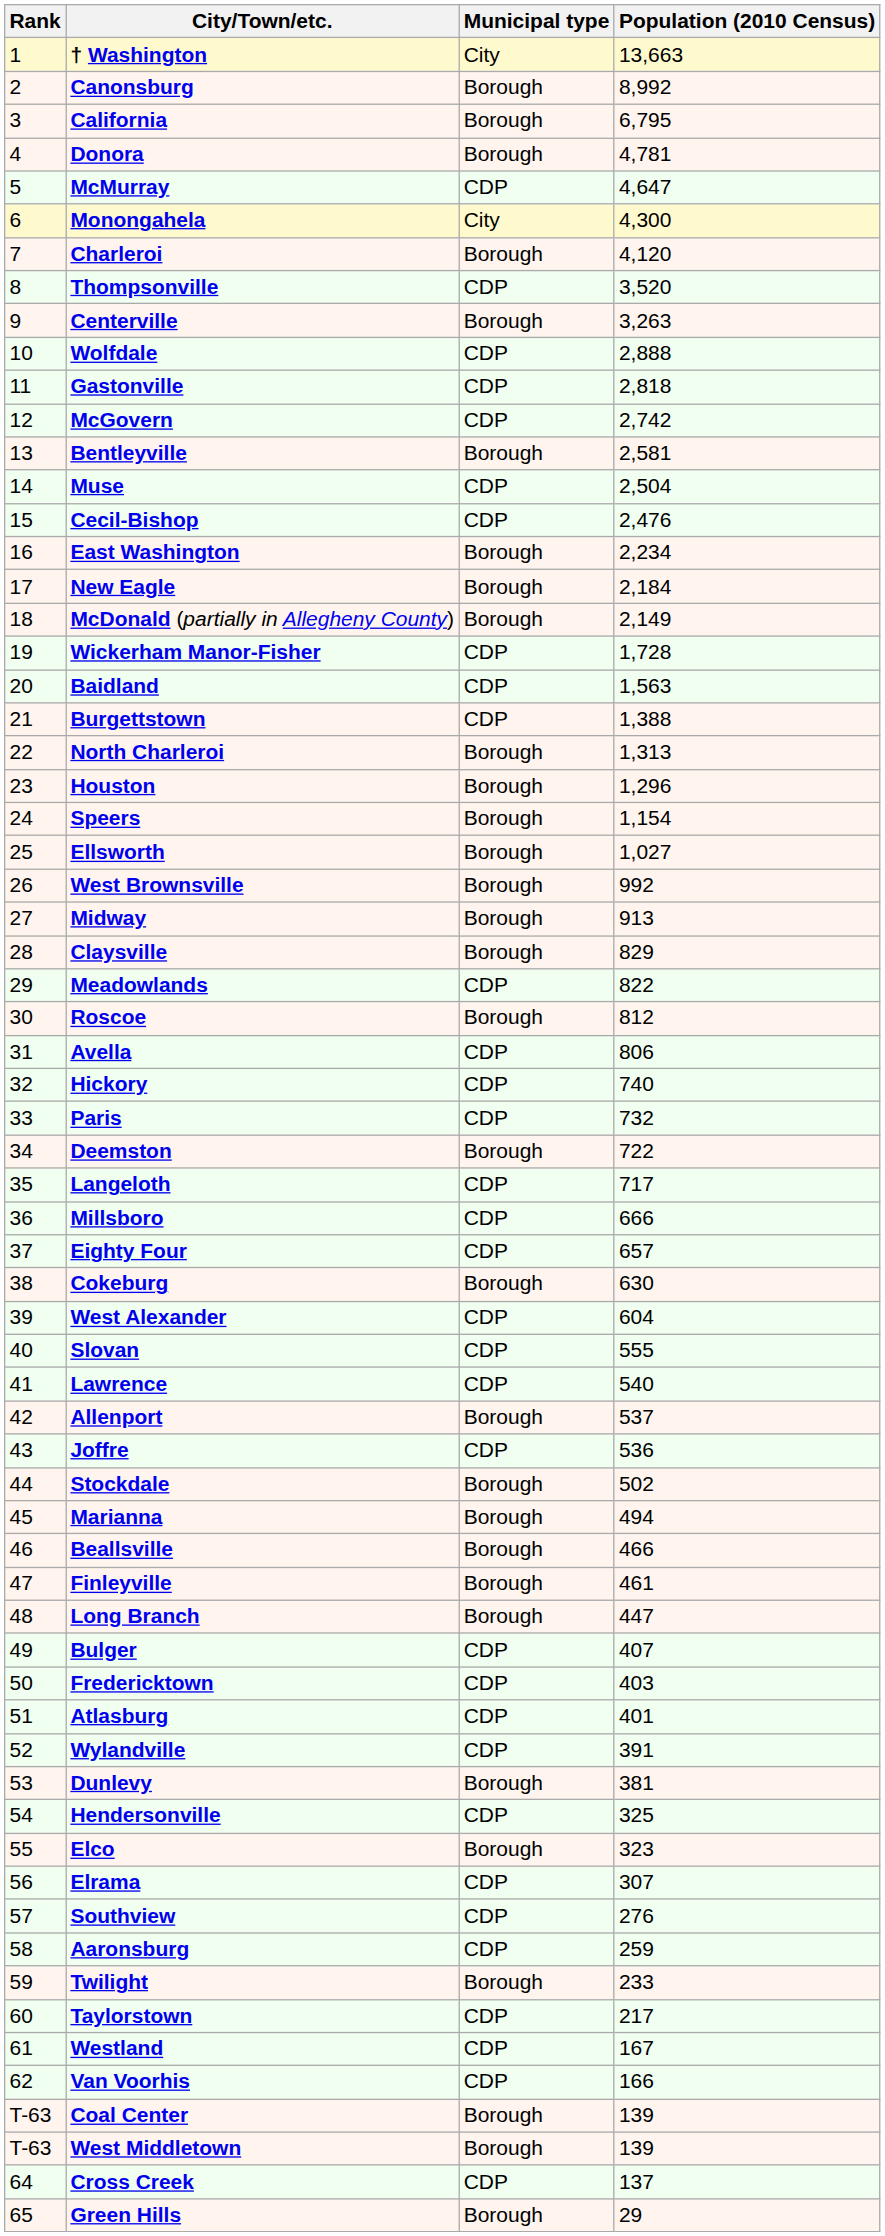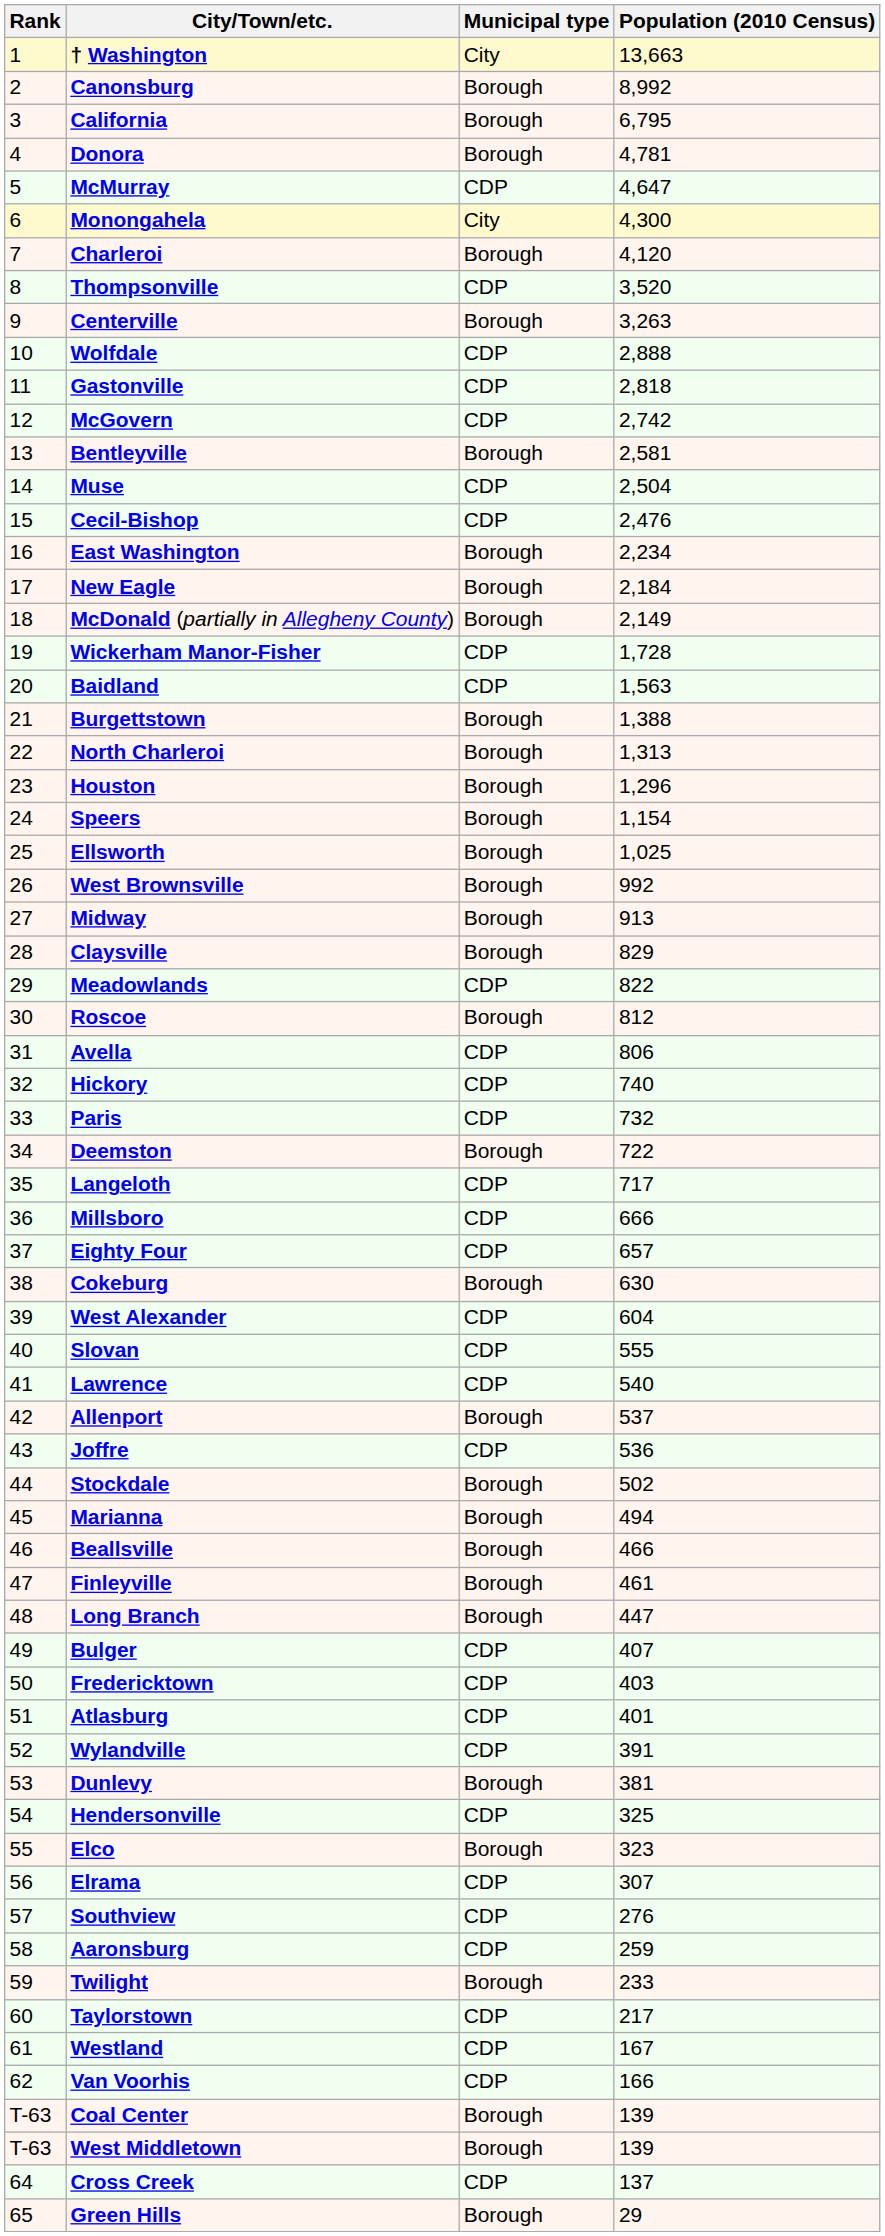(486, 719) CDP -> (503, 719) Borough
(645, 852) 1,027 -> (645, 852) 1,025
